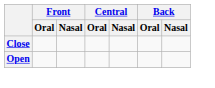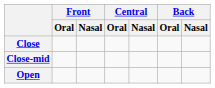+ row: (28, 59)
